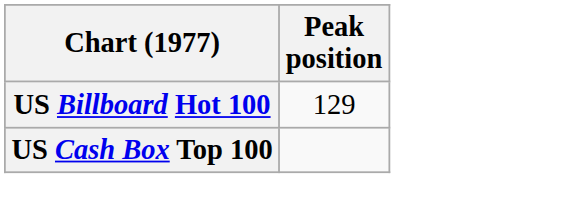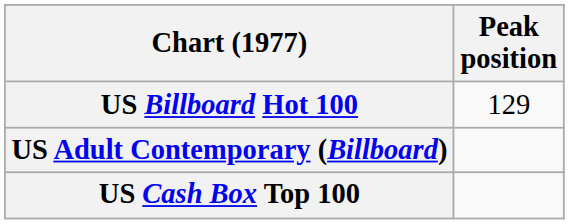+ row: (229, 149)
